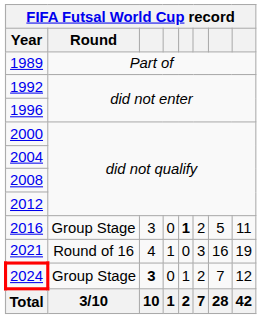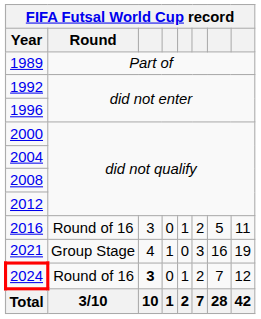(94, 228) Group Stage -> (93, 228) Round of 16
(186, 228) bold -> (185, 228) normal
(94, 251) Round of 16 -> (93, 251) Group Stage
(94, 276) Group Stage -> (94, 276) Round of 16
